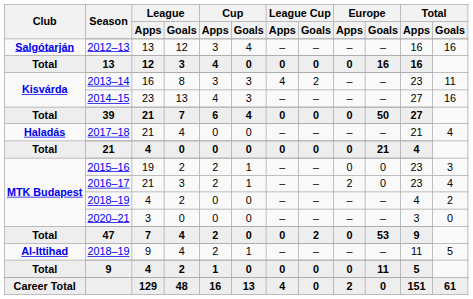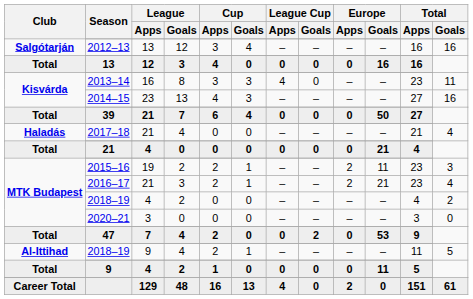(316, 82) 2 -> (316, 82) 0
(349, 167) 0 -> (349, 167) 2
(383, 167) 0 -> (383, 167) 11
(383, 184) 0 -> (383, 184) 21
